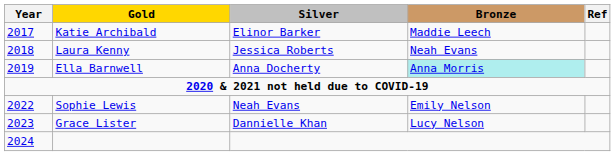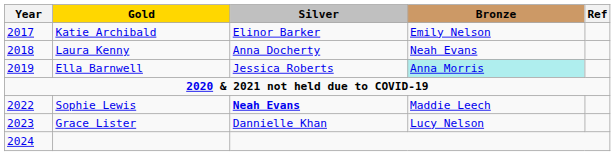(450, 32) Maddie Leech -> (450, 32) Emily Nelson
(283, 50) Jessica Roberts -> (276, 50) Anna Docherty
(276, 68) Anna Docherty -> (283, 68) Jessica Roberts
(266, 105) normal -> (266, 105) bold
(450, 105) Emily Nelson -> (450, 105) Maddie Leech
